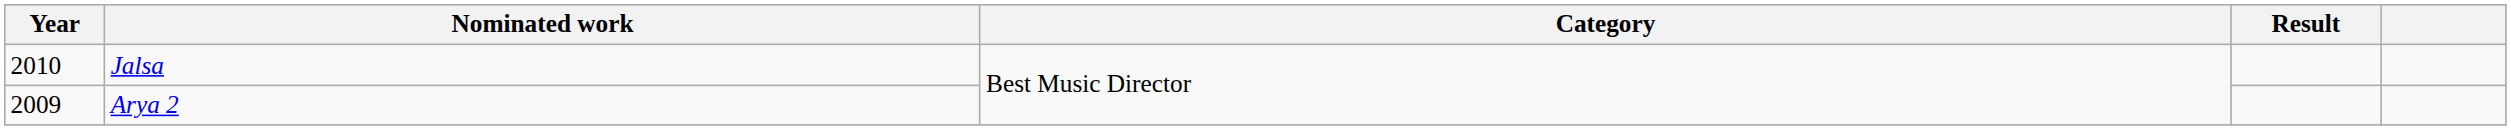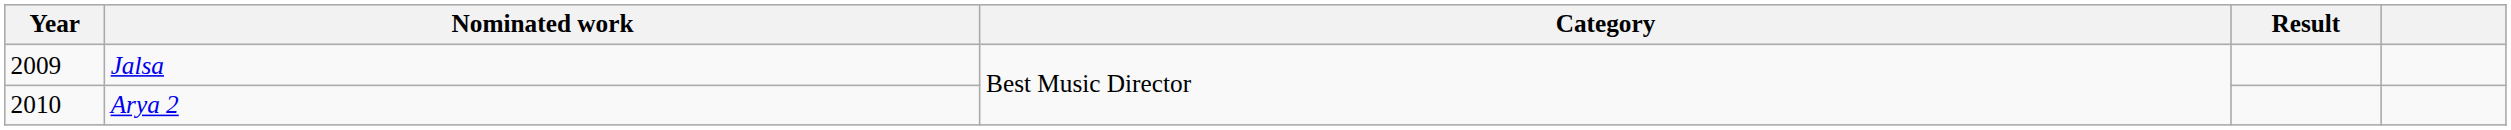(36, 64) 2010 -> (36, 64) 2009
(36, 104) 2009 -> (36, 104) 2010
